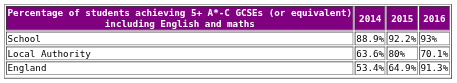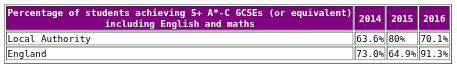- row: (24, 38)
(370, 68) 53.4% -> (370, 53) 73.0%
